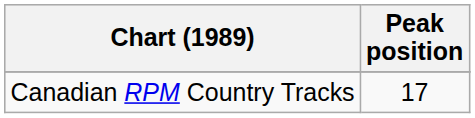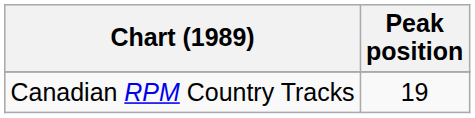(415, 91) 17 -> (415, 91) 19
